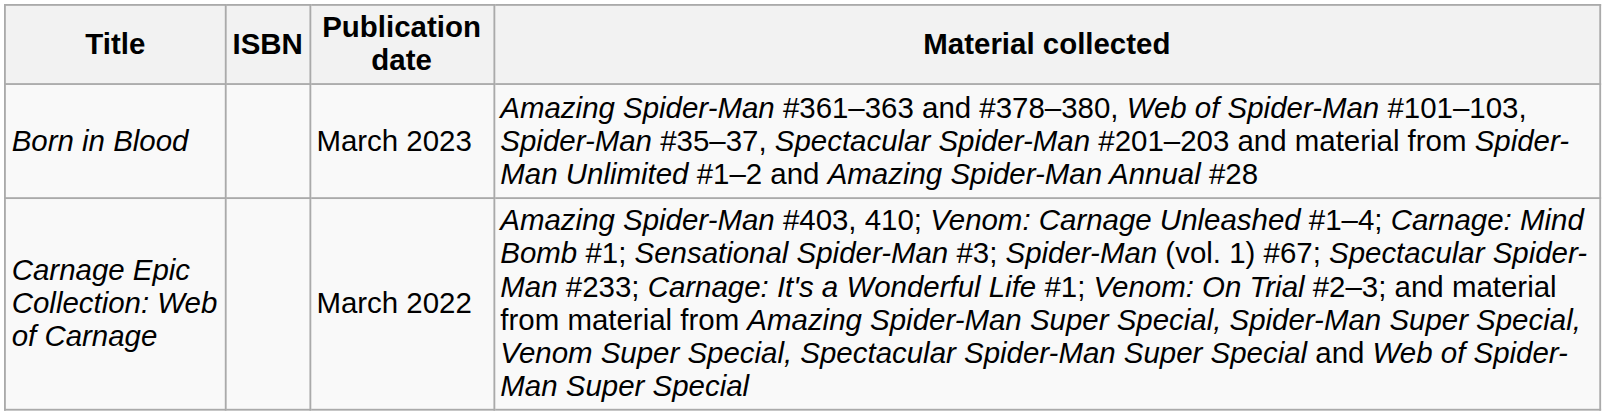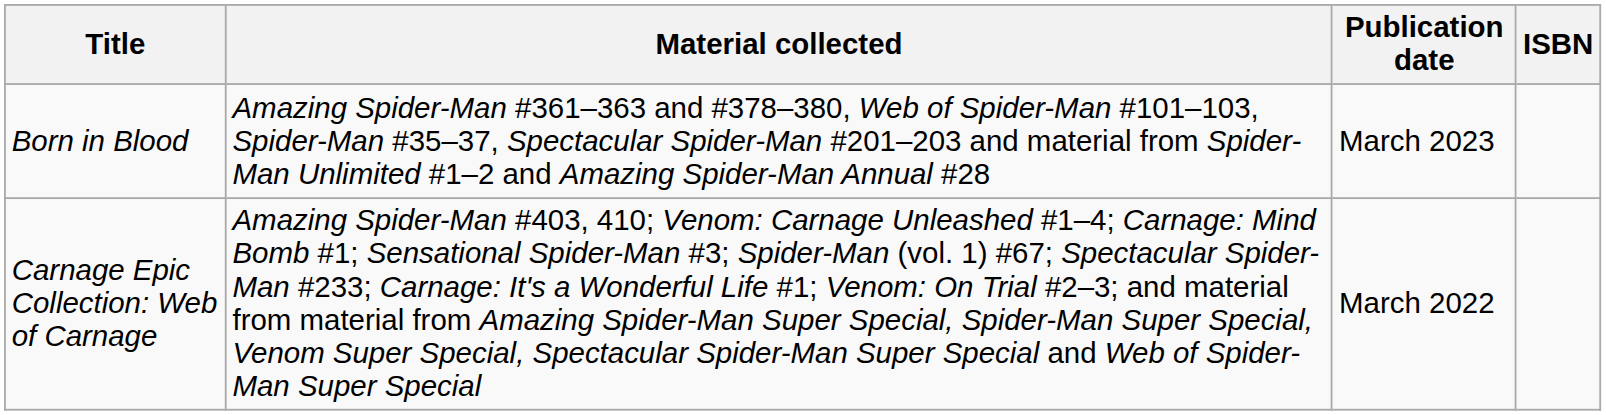columns swapped: (1047, 44) <-> (268, 44)
